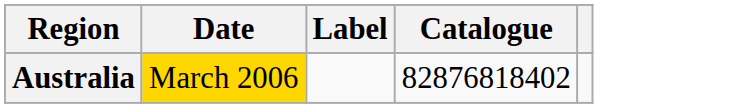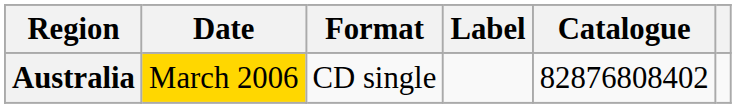+ column: (374, 28)
(486, 77) 82876818402 -> (624, 77) 82876808402
